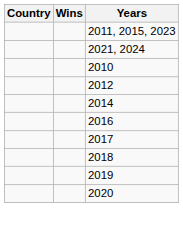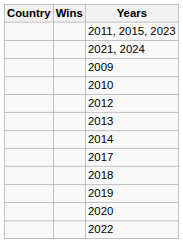+ row: (101, 67)
+ row: (101, 121)
- row: (101, 121)
+ row: (101, 229)
